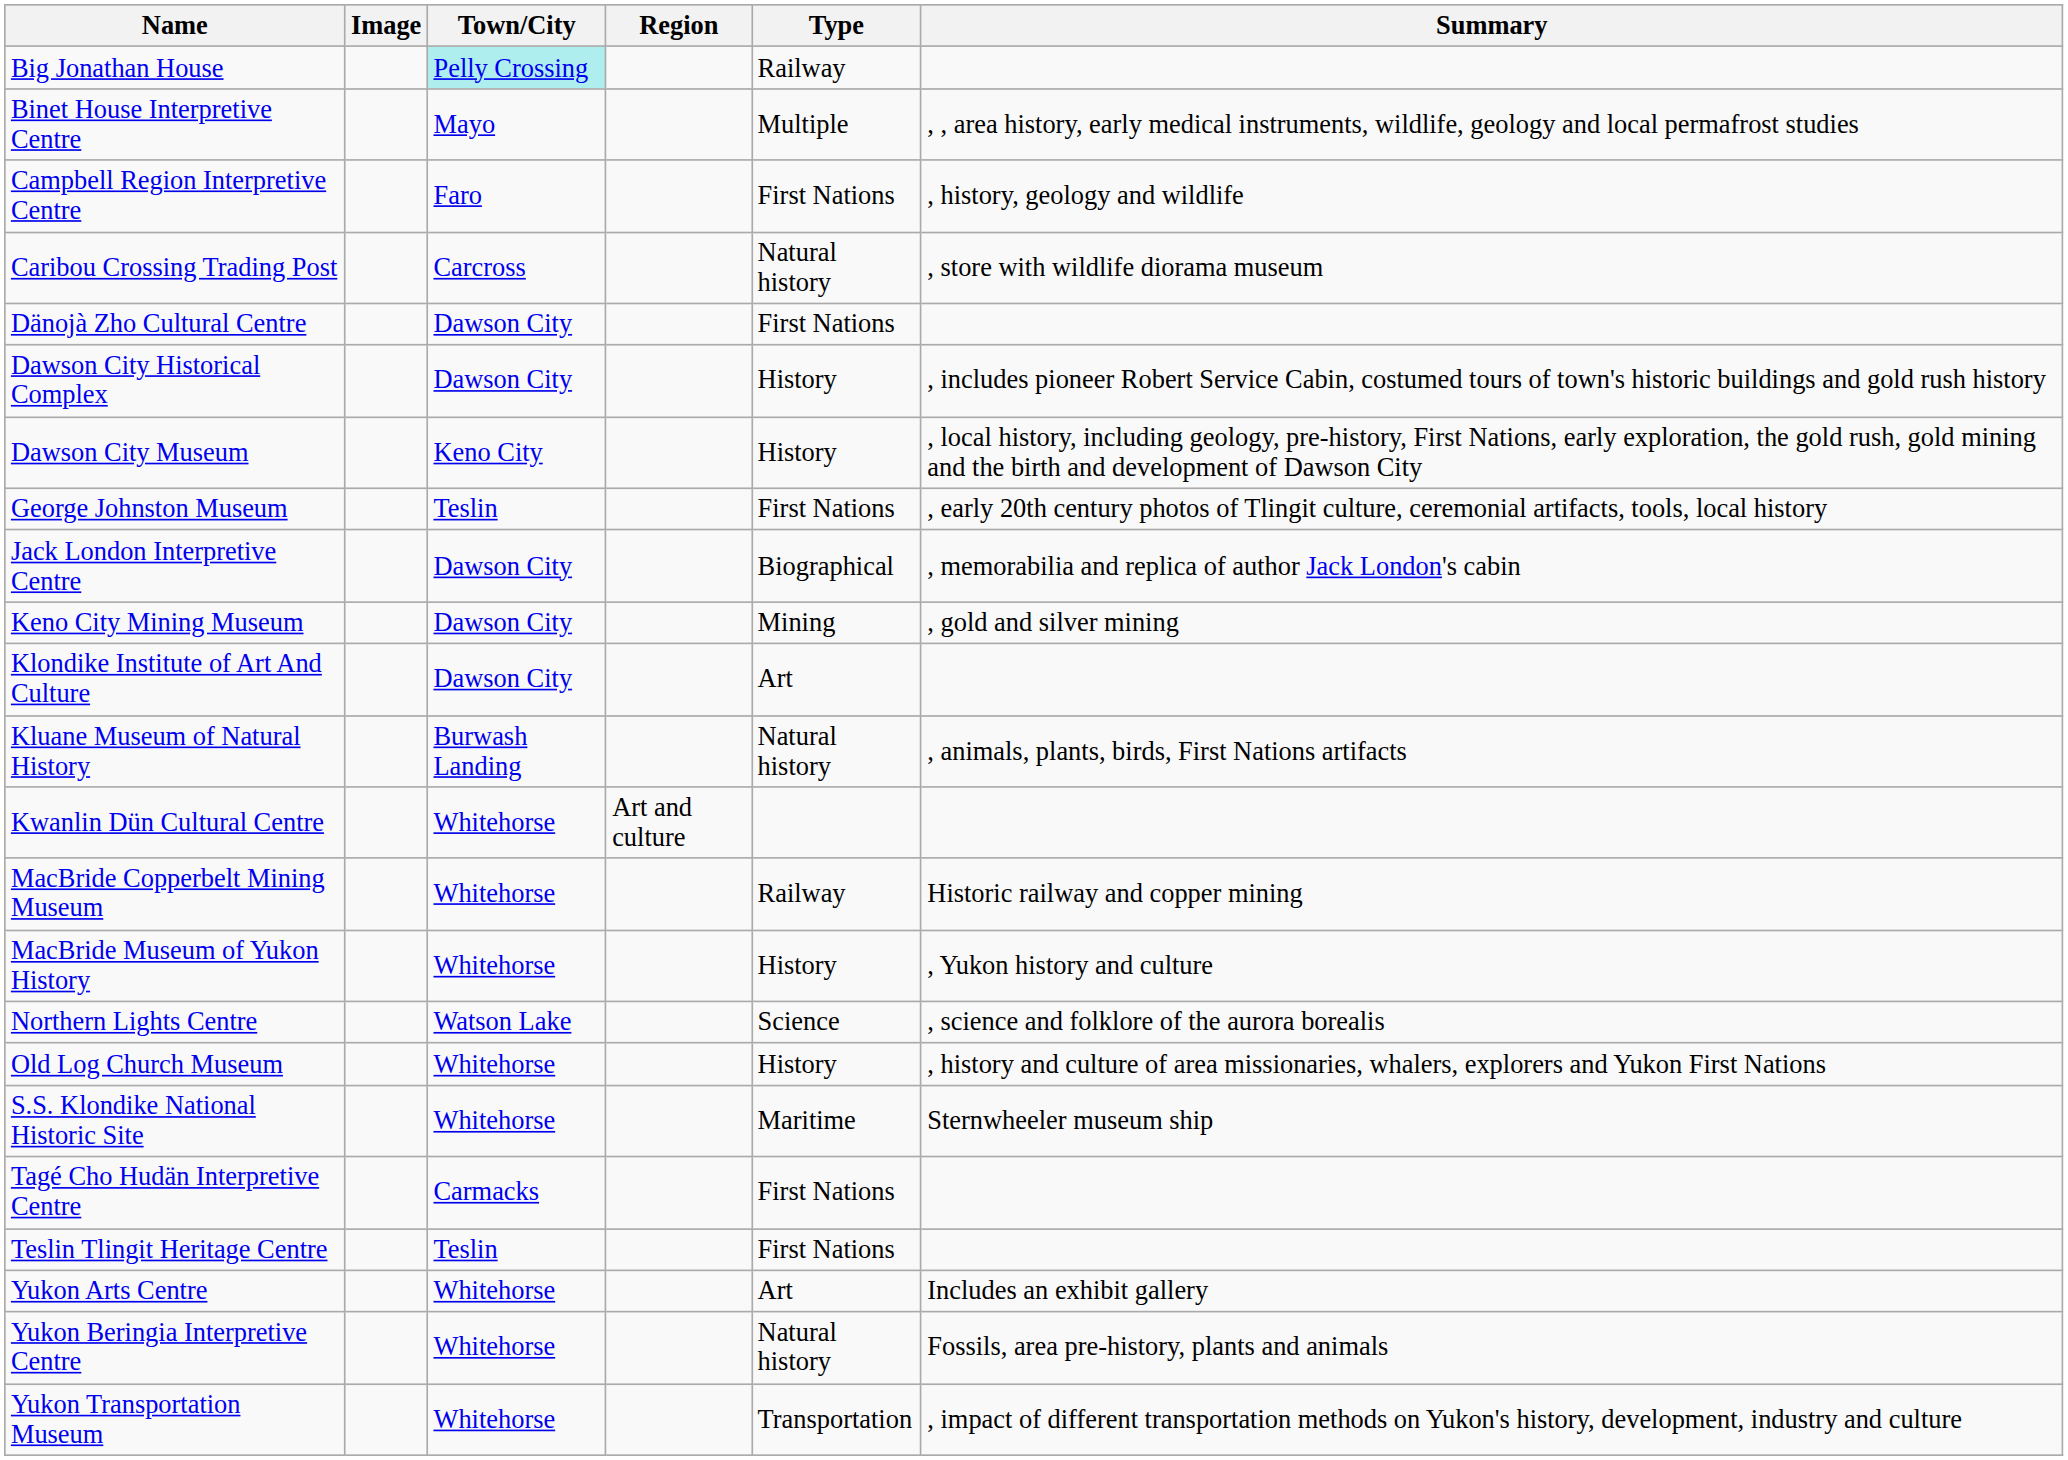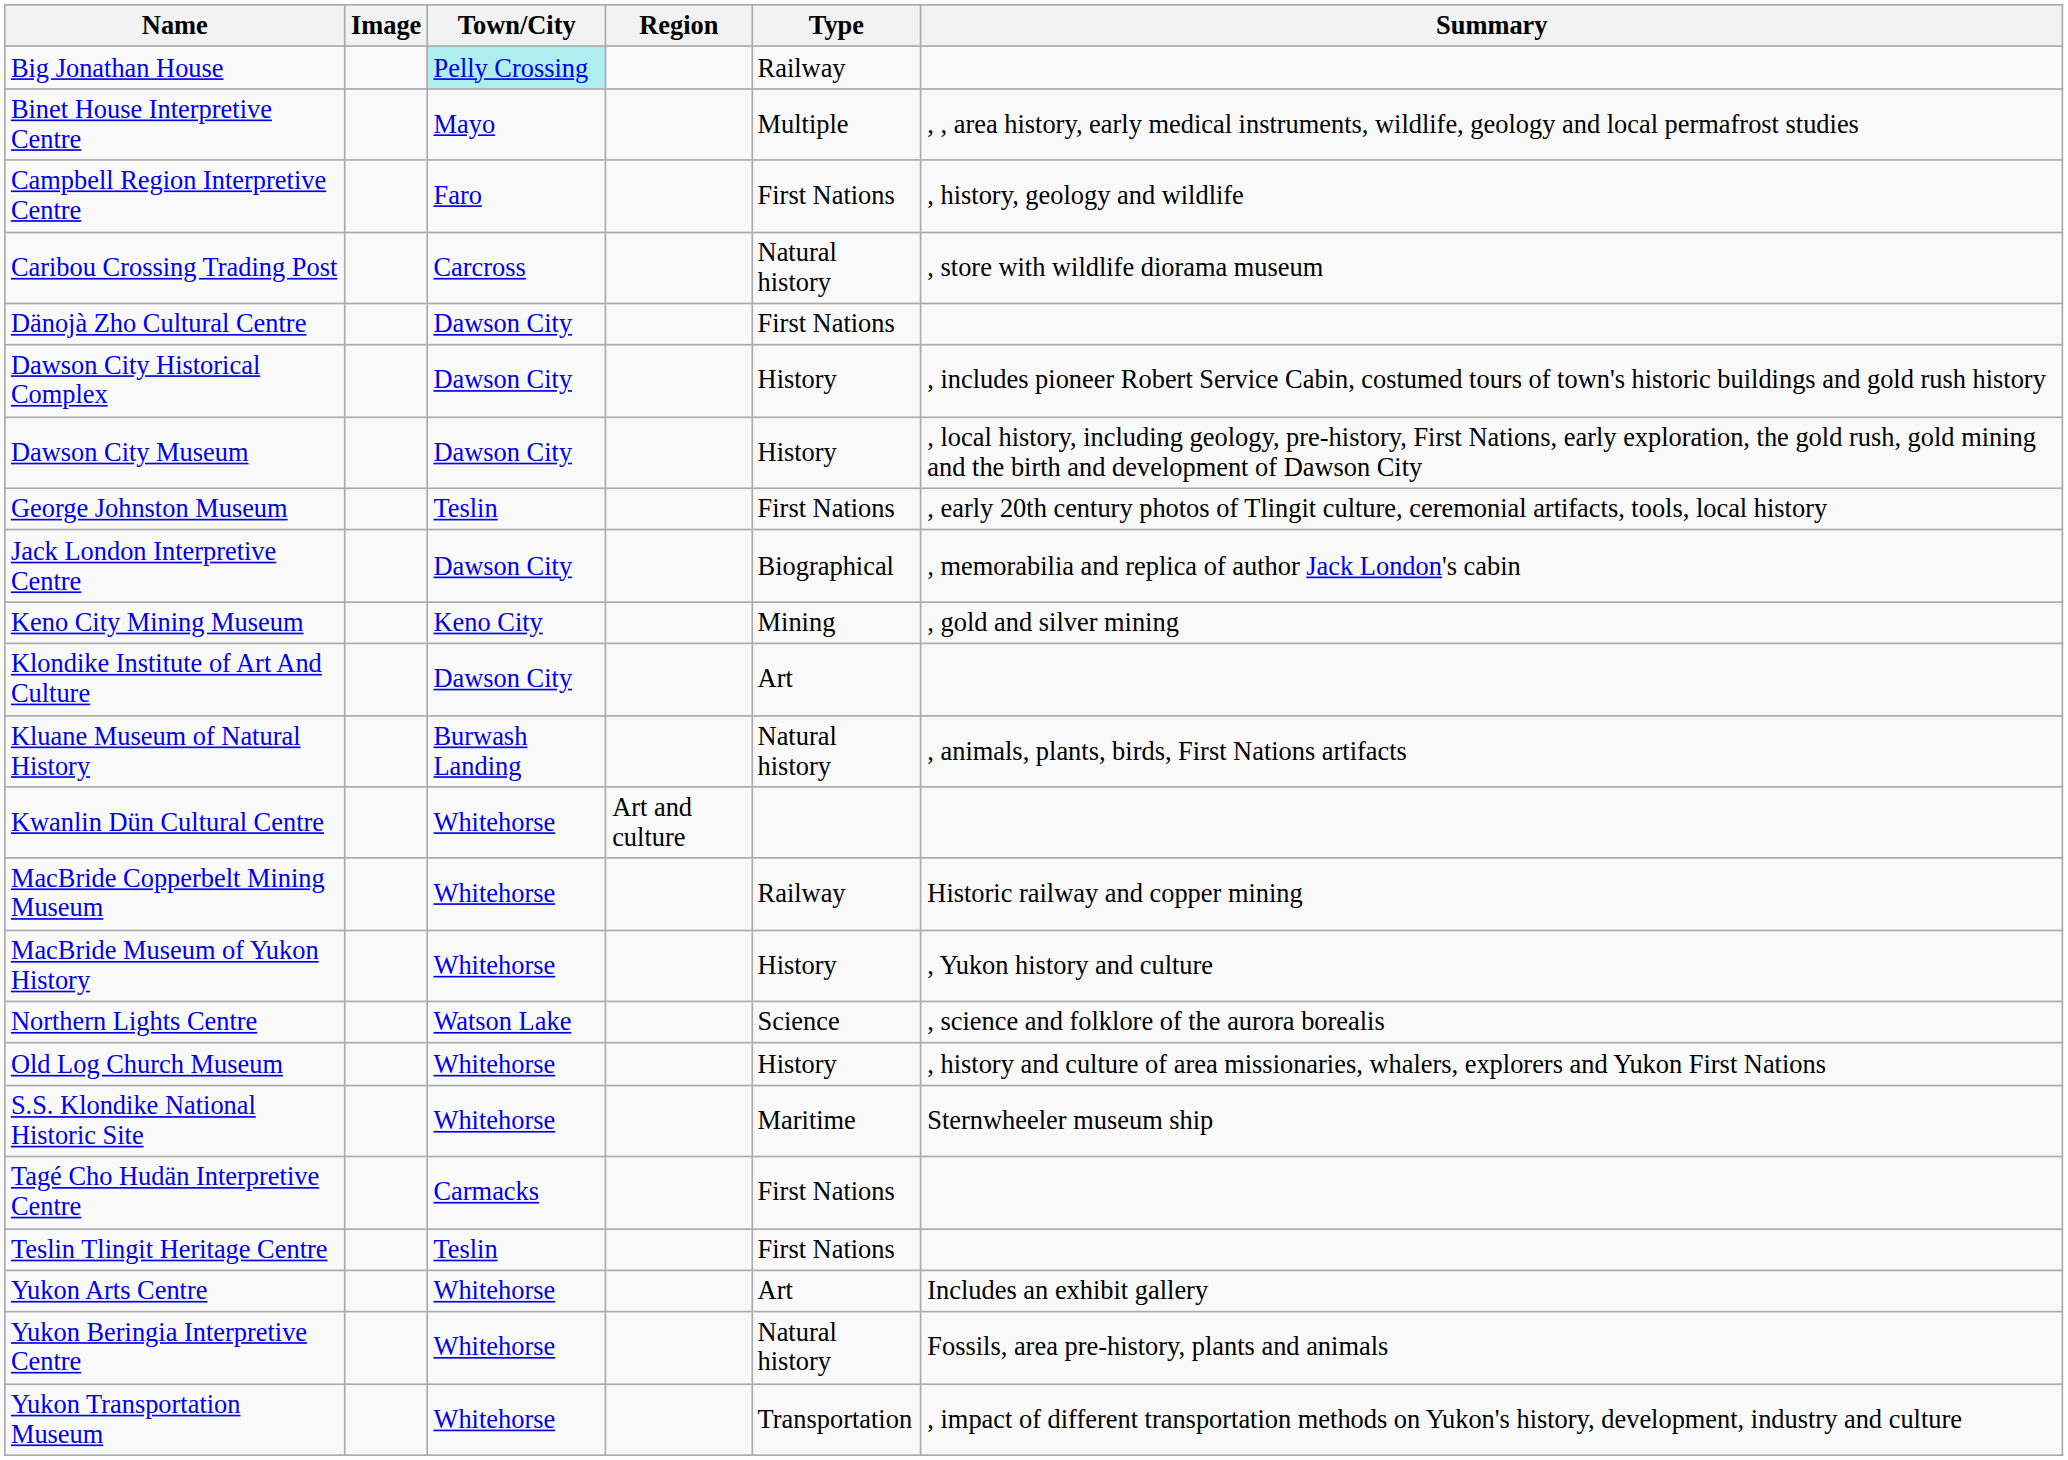(488, 452) Keno City -> (503, 452) Dawson City
(503, 622) Dawson City -> (488, 622) Keno City
